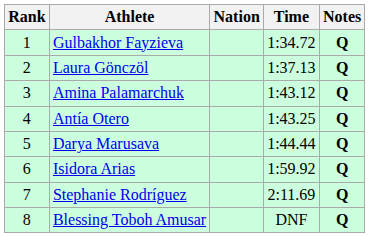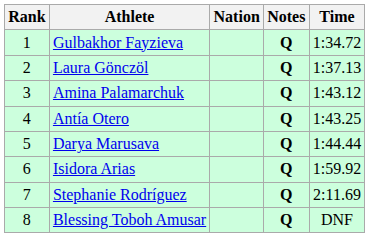columns swapped: (291, 17) <-> (342, 17)
